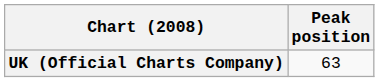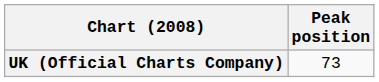(331, 64) 63 -> (331, 64) 73
